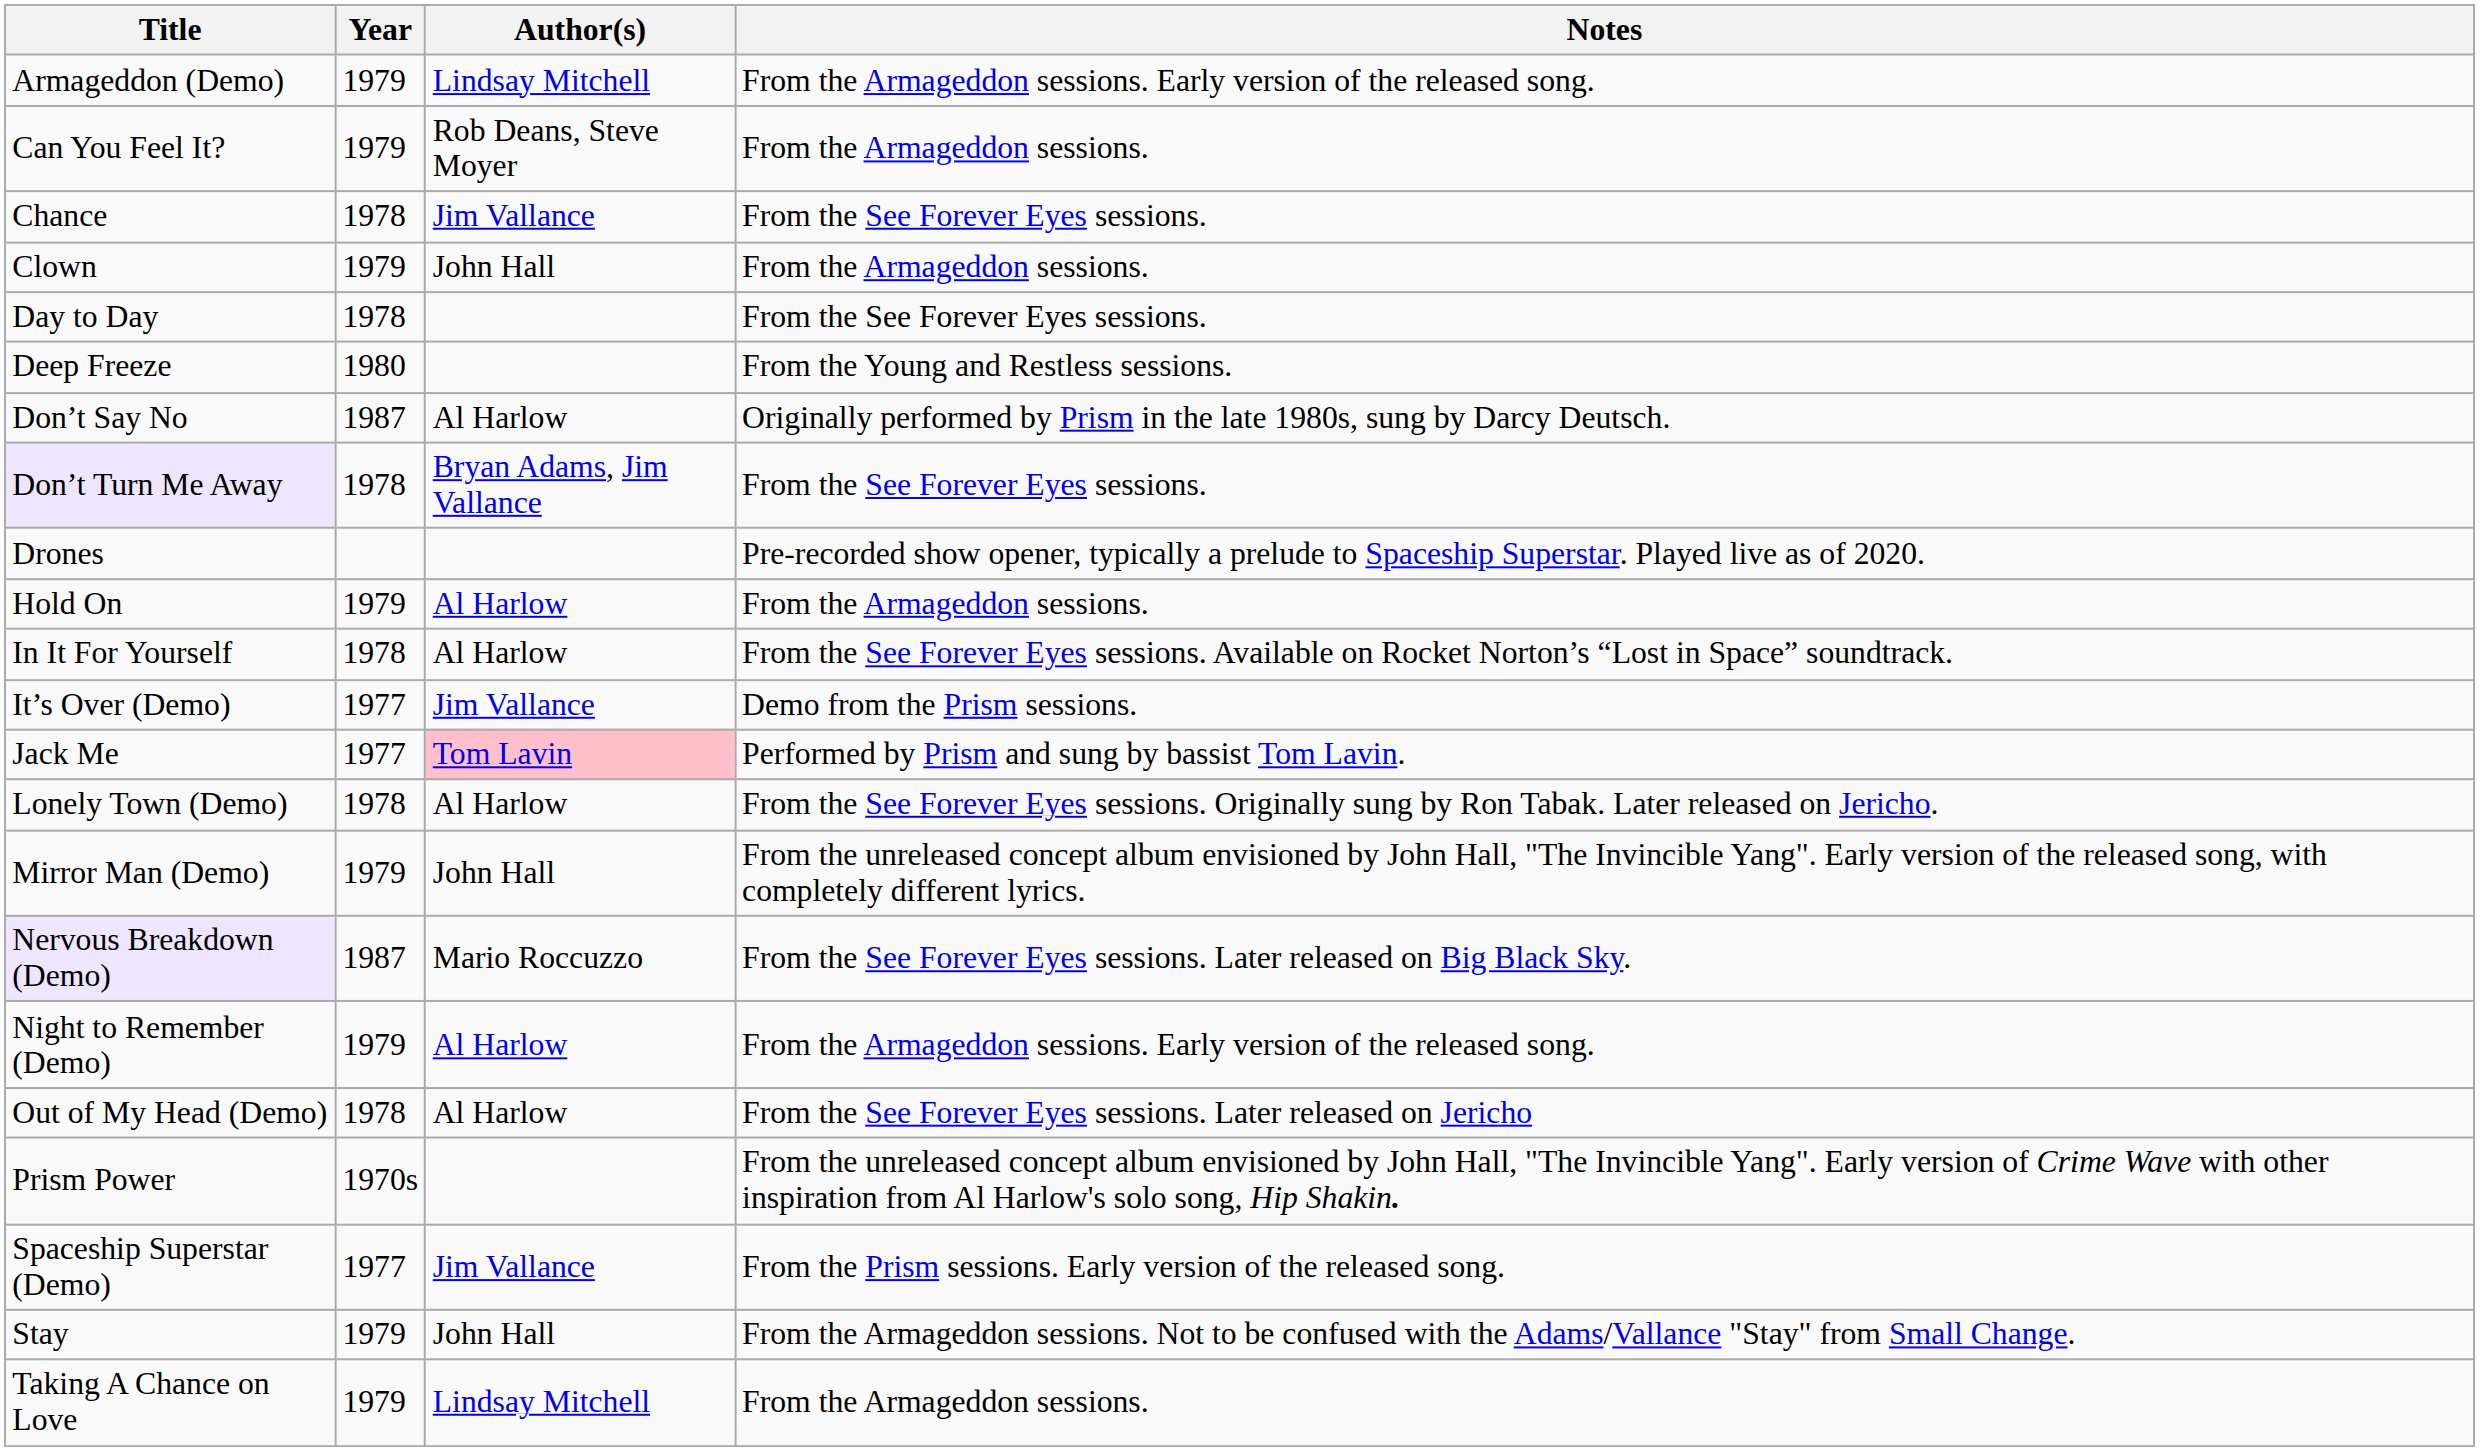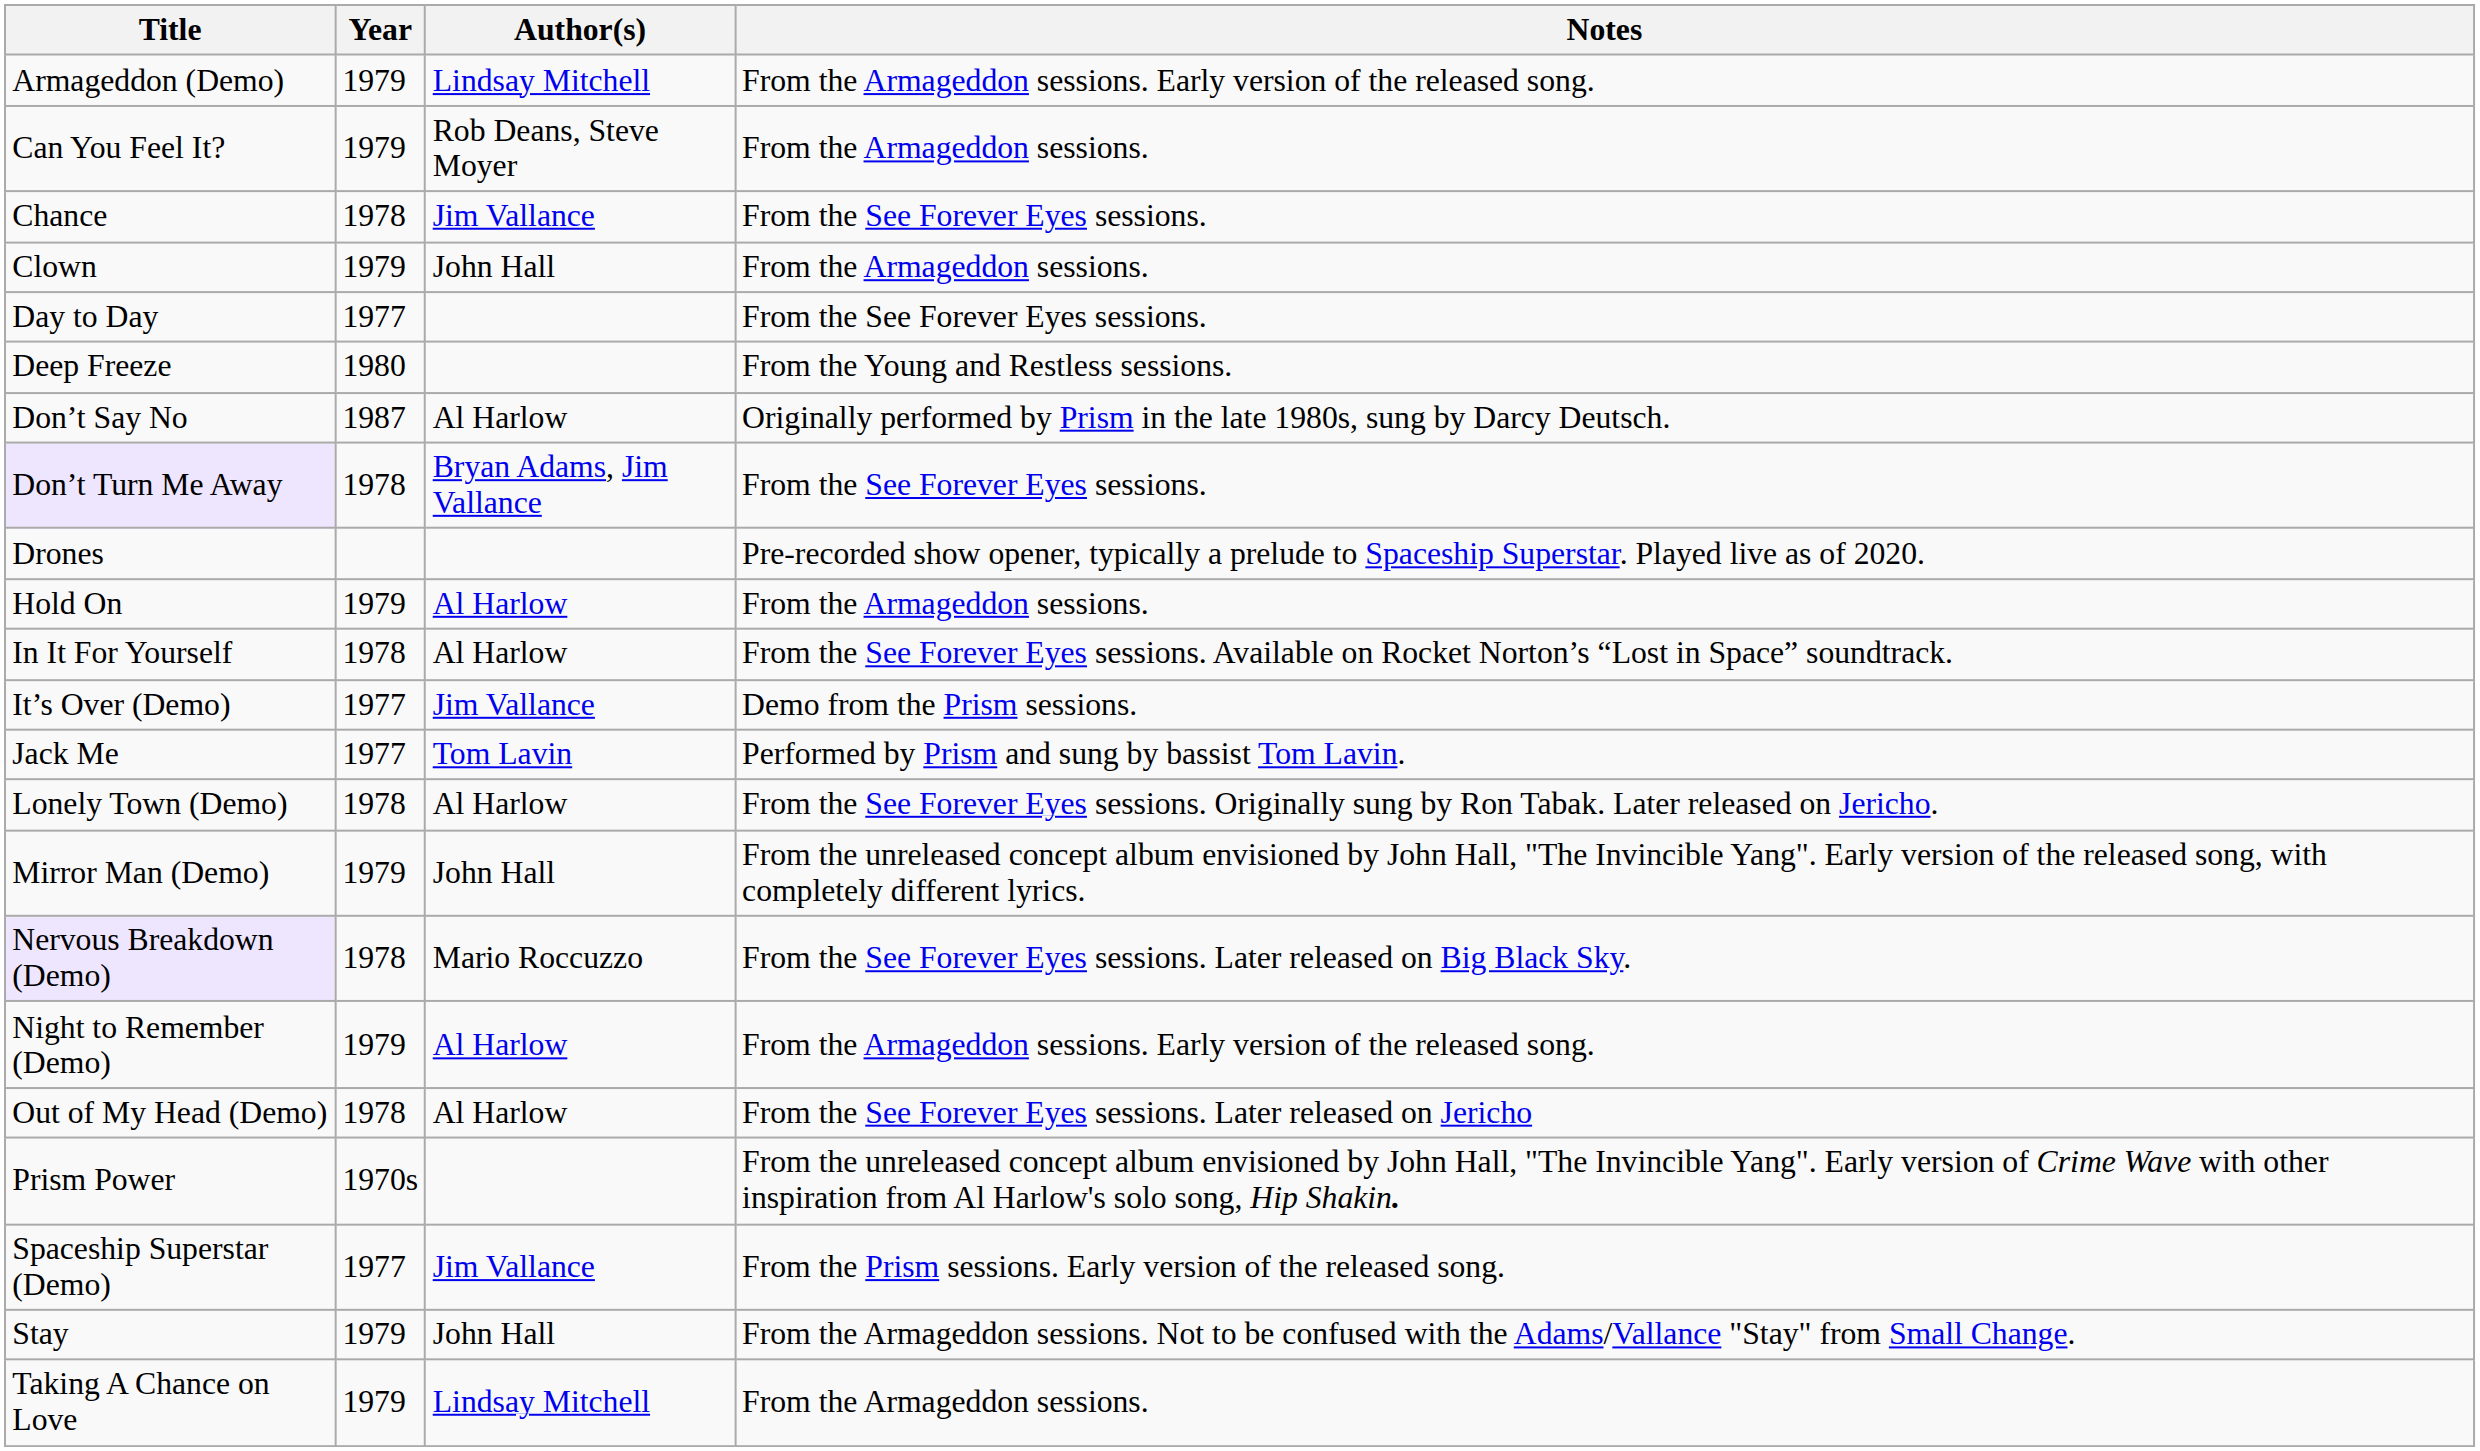(374, 316) 1978 -> (374, 316) 1977
(502, 754) pink background -> (502, 754) no background
(374, 958) 1987 -> (374, 958) 1978
